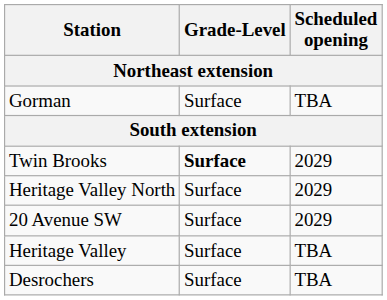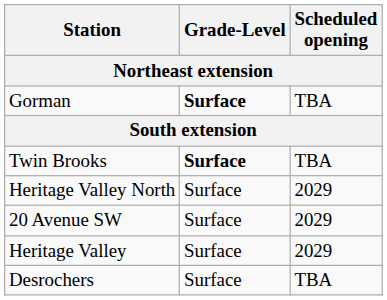(213, 100) normal -> (215, 100) bold
(313, 160) 2029 -> (313, 160) TBA
(313, 250) TBA -> (313, 250) 2029
